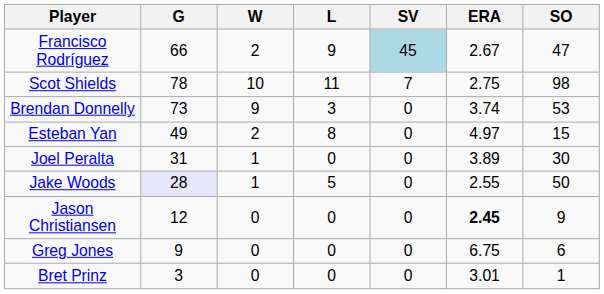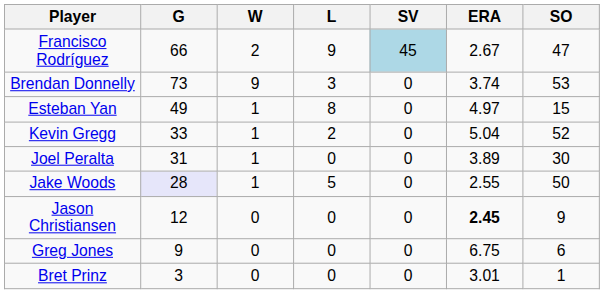- row: (72, 84)
(255, 134) 2 -> (255, 109) 1
+ row: (72, 134)
